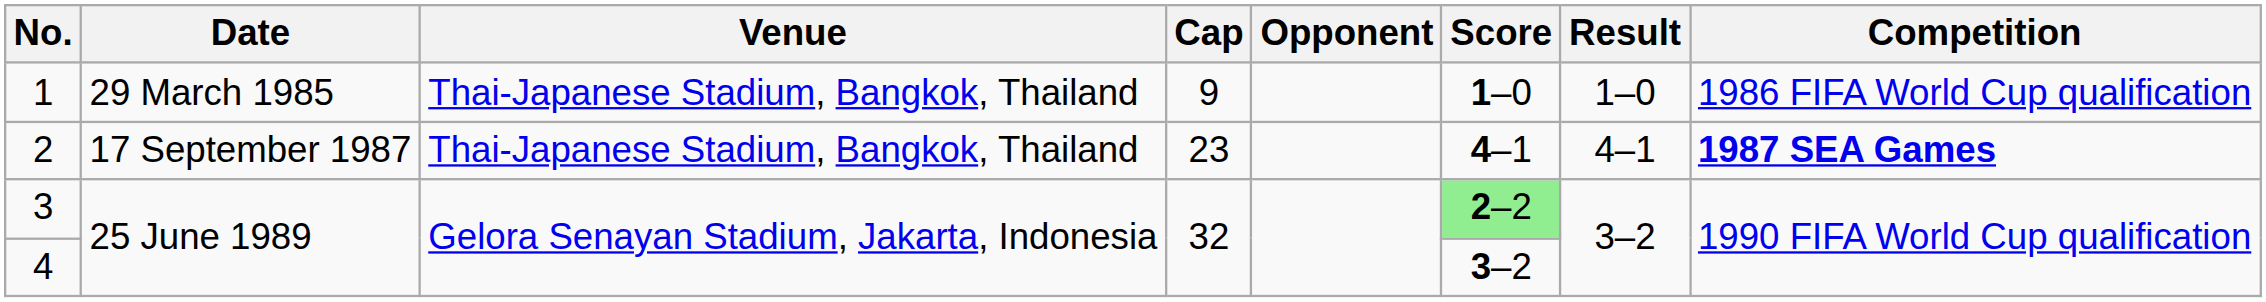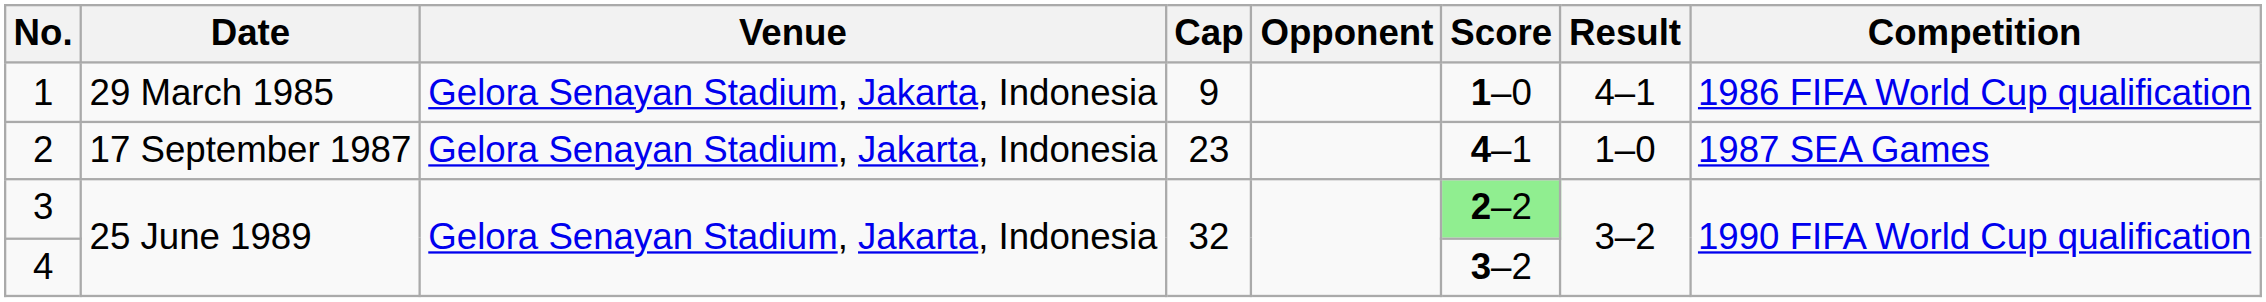(783, 91) Thai-Japanese Stadium, Bangkok, Thailand -> (793, 91) Gelora Senayan Stadium, Jakarta, Indonesia
(1625, 91) 1–0 -> (1625, 91) 4–1
(783, 149) Thai-Japanese Stadium, Bangkok, Thailand -> (793, 149) Gelora Senayan Stadium, Jakarta, Indonesia
(1625, 149) 4–1 -> (1625, 149) 1–0
(1847, 149) bold -> (1844, 149) normal
